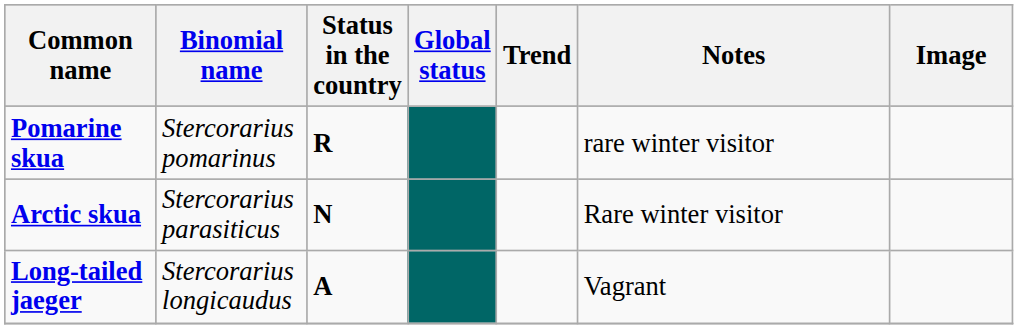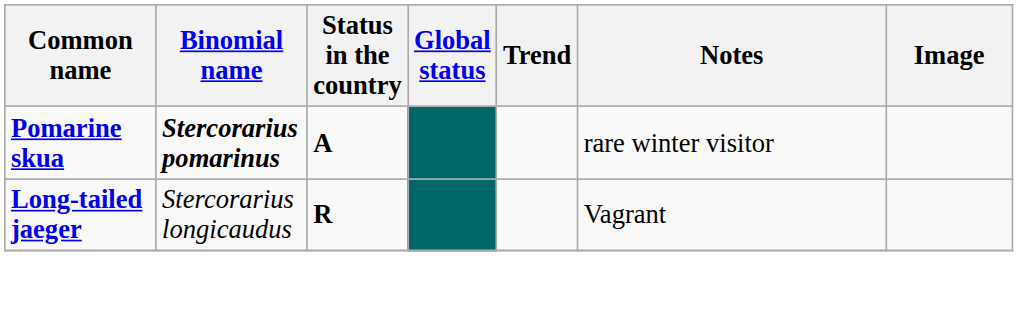(228, 142) normal -> (230, 142) bold
(323, 142) R -> (323, 142) A
- row: (76, 214)
(323, 286) A -> (323, 214) R
